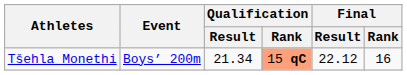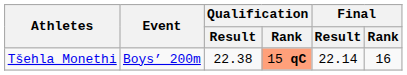(233, 59) 21.34 -> (233, 59) 22.38
(338, 59) 22.12 -> (338, 59) 22.14
